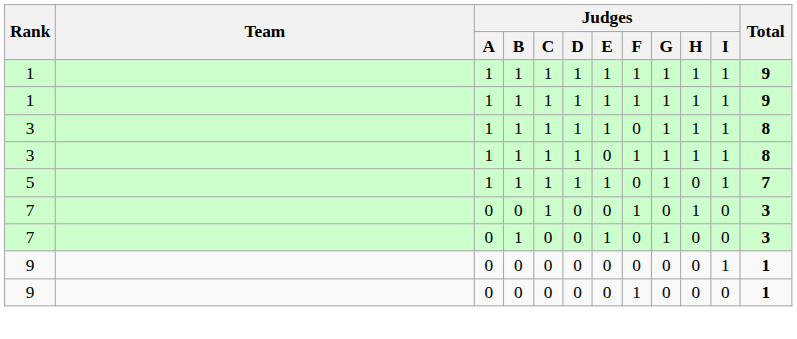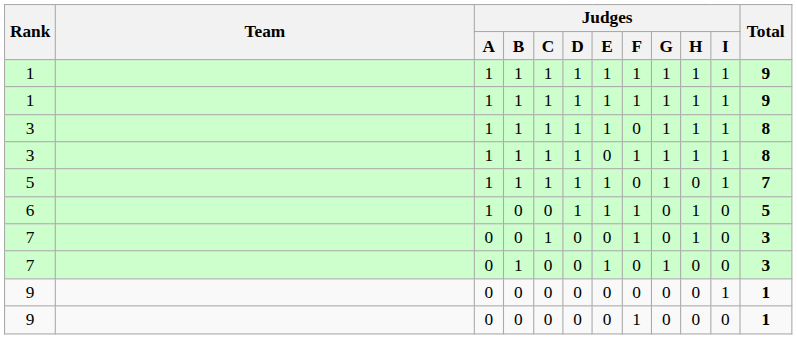+ row: (30, 210)
